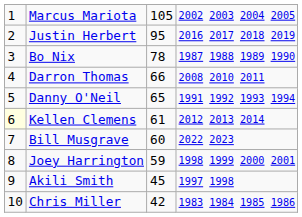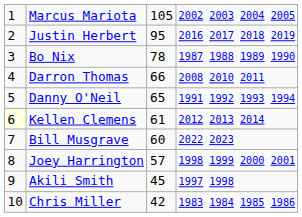(158, 160) 59 -> (158, 160) 57
